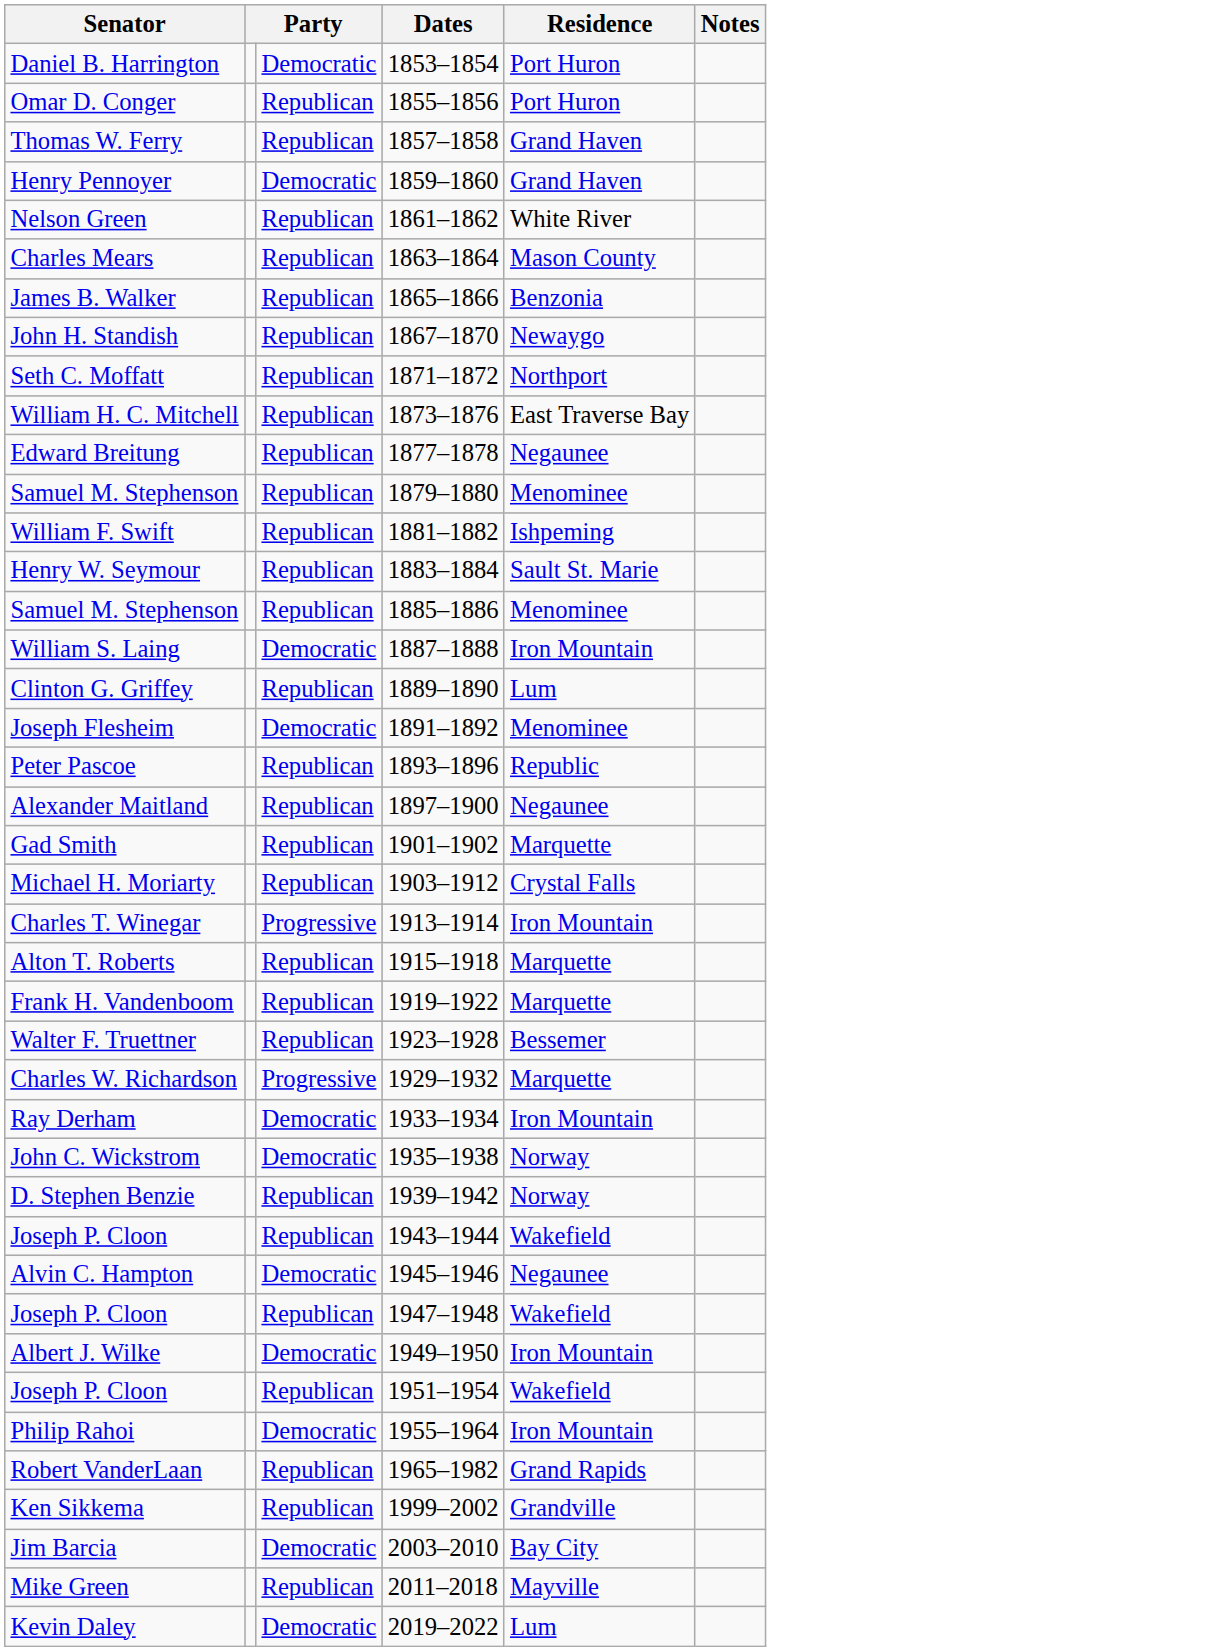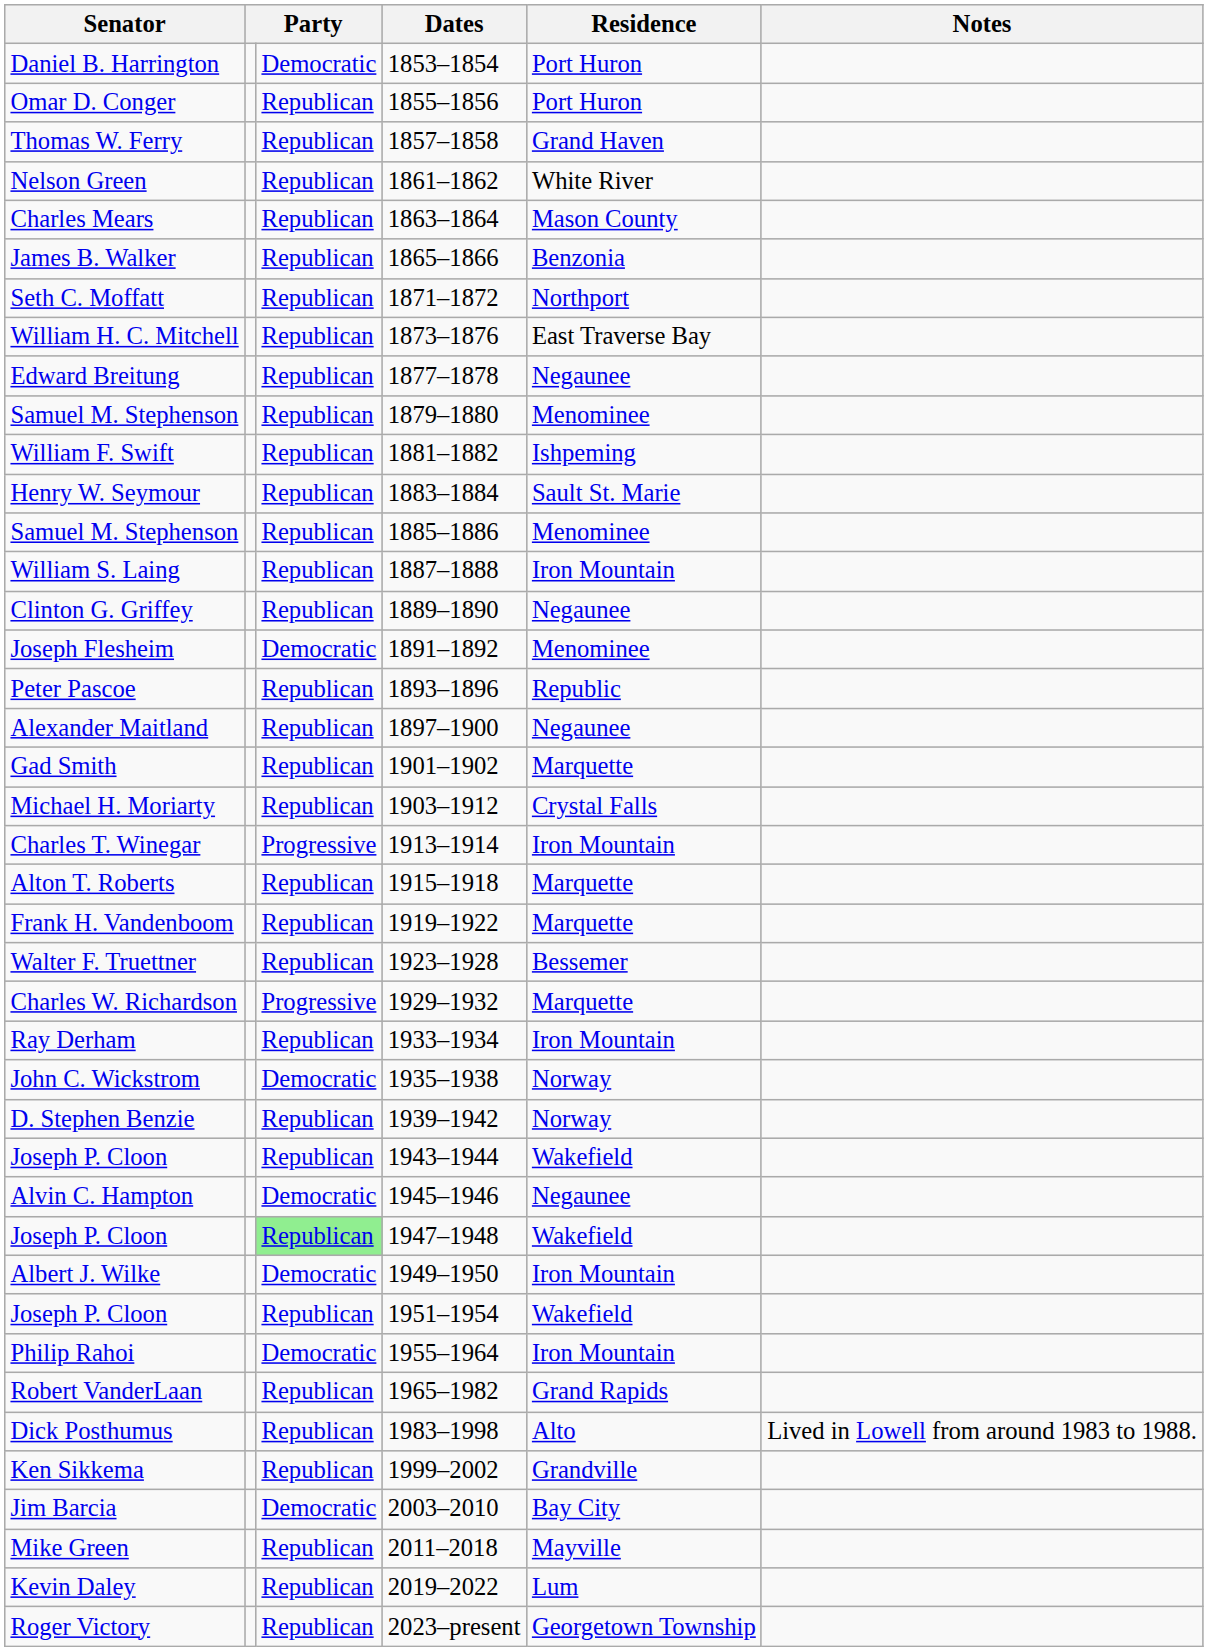- row: (91, 180)
- row: (94, 336)
(319, 649) Democratic -> (318, 571) Republican
(533, 688) Lum -> (581, 610) Negaunee
(319, 1118) Democratic -> (318, 1040) Republican
(318, 1313) no background -> (318, 1235) lightgreen background
+ row: (92, 1430)
(319, 1626) Democratic -> (318, 1587) Republican
+ row: (80, 1626)
